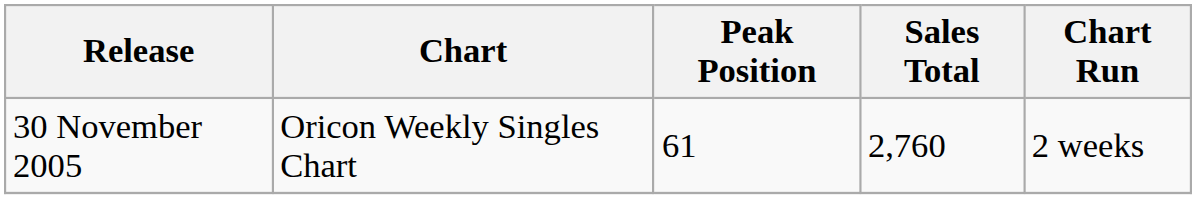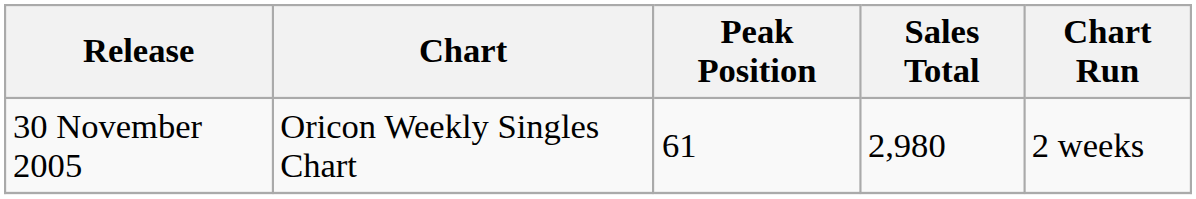(907, 145) 2,760 -> (907, 145) 2,980
